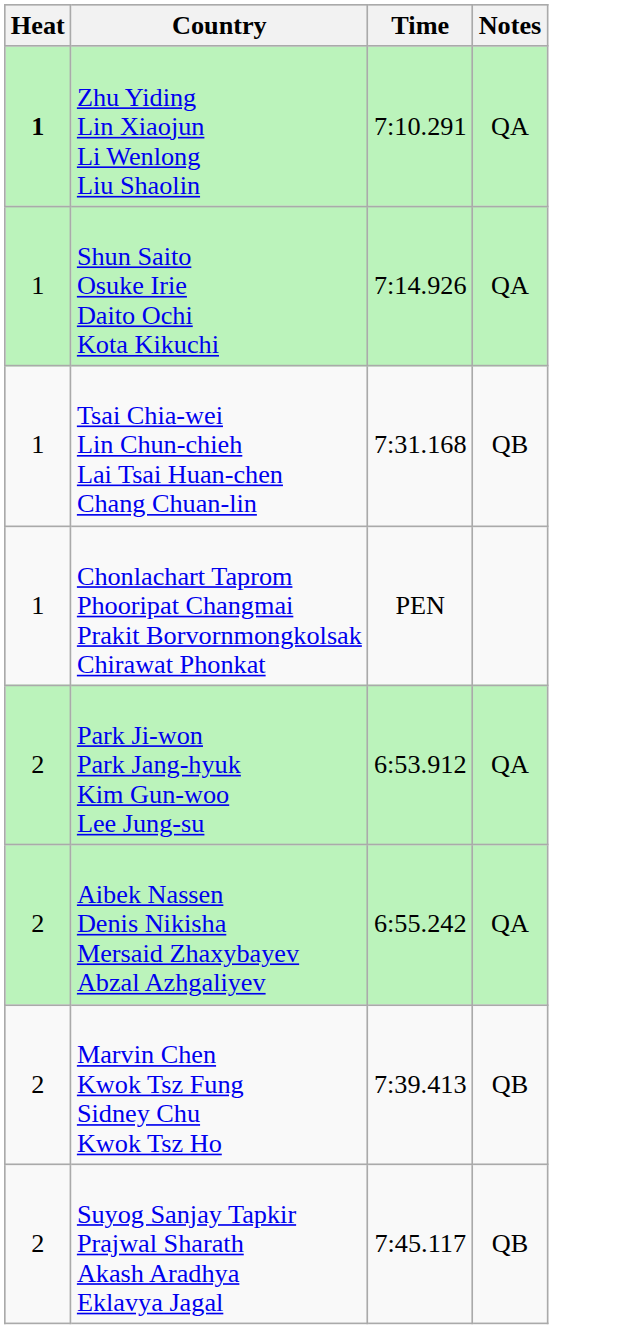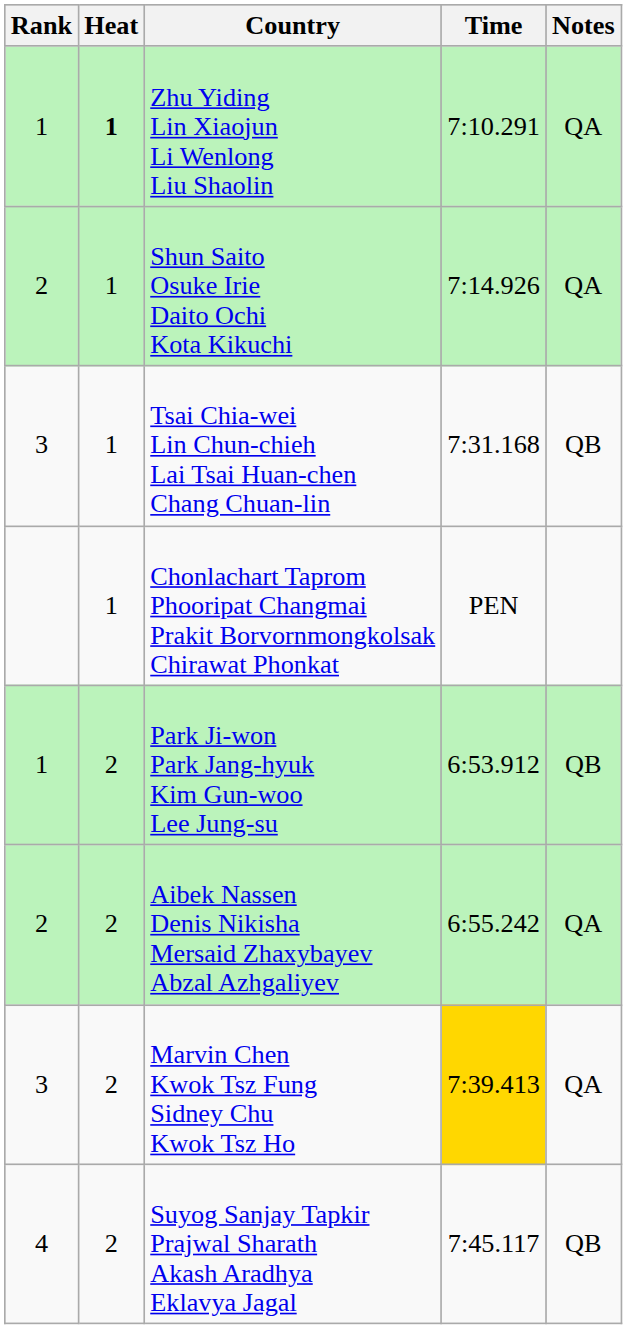+ column: (42, 25)
(510, 764) QA -> (583, 764) QB
(420, 1084) no background -> (494, 1084) gold background
(510, 1084) QB -> (583, 1084) QA
